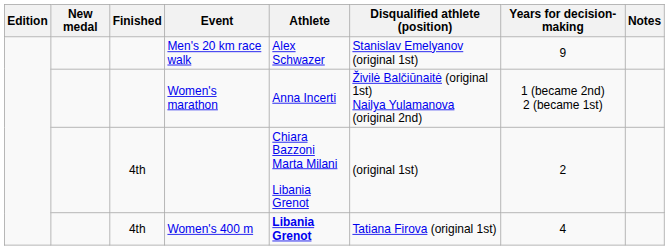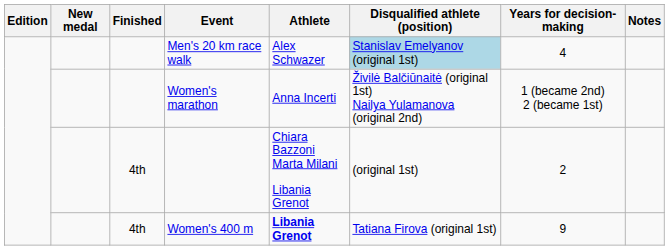(408, 53) no background -> (408, 53) lightblue background
(563, 53) 9 -> (563, 53) 4
(563, 229) 4 -> (563, 229) 9
